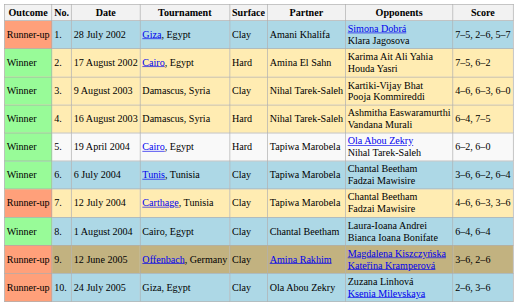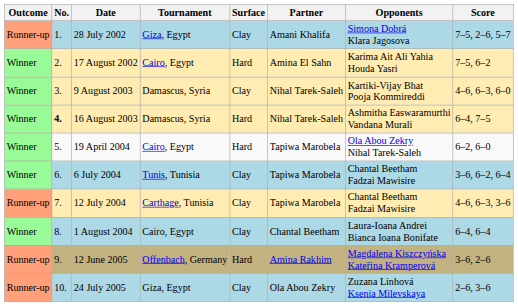(58, 118) normal -> (58, 118) bold
(242, 258) Clay -> (242, 258) Hard
